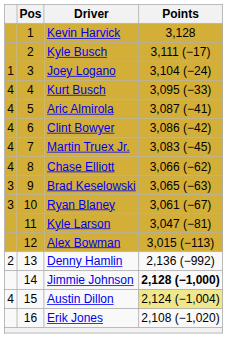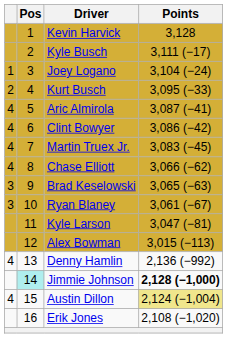(11, 90) 4 -> (11, 90) 2
(11, 261) 2 -> (11, 261) 4
(30, 280) no background -> (30, 280) paleturquoise background
